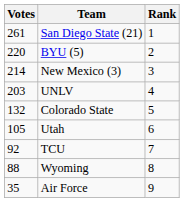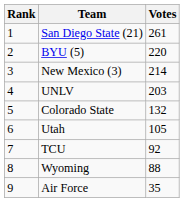columns swapped: (162, 14) <-> (21, 14)
